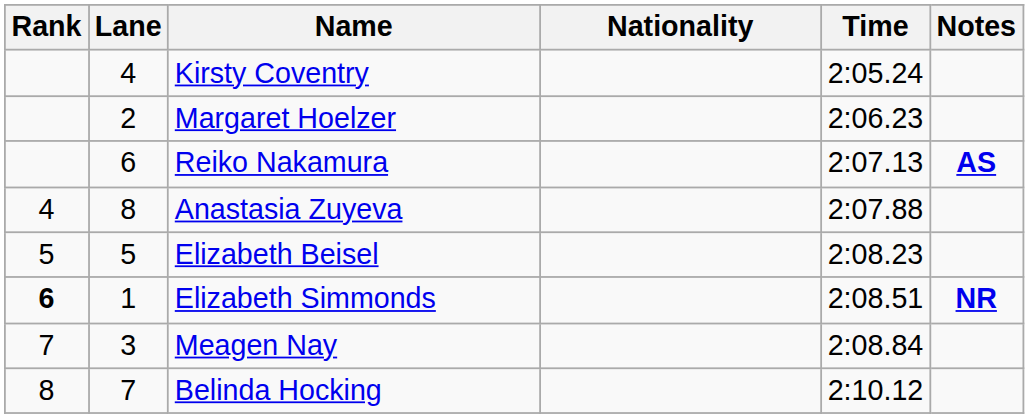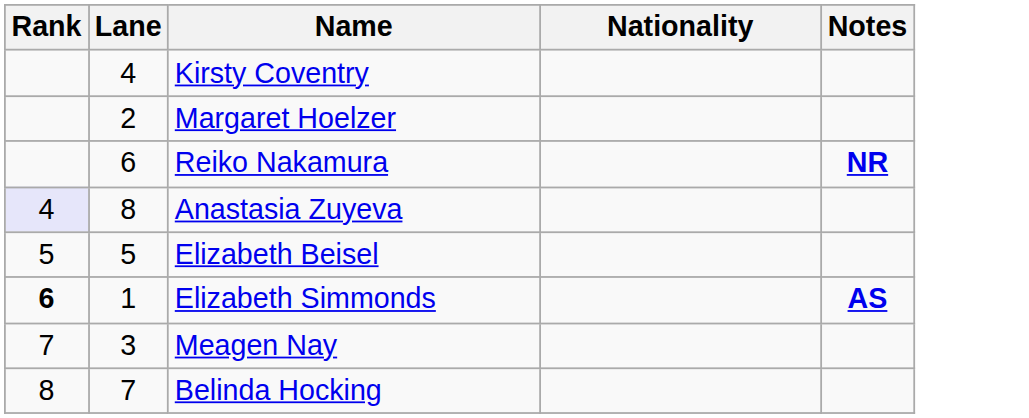- column: (875, 27)
(976, 163) AS -> (867, 163) NR
(47, 208) no background -> (47, 208) lavender background
(976, 299) NR -> (867, 299) AS
